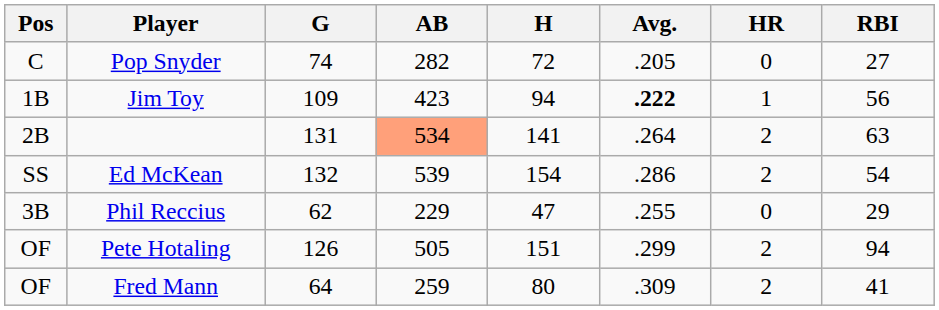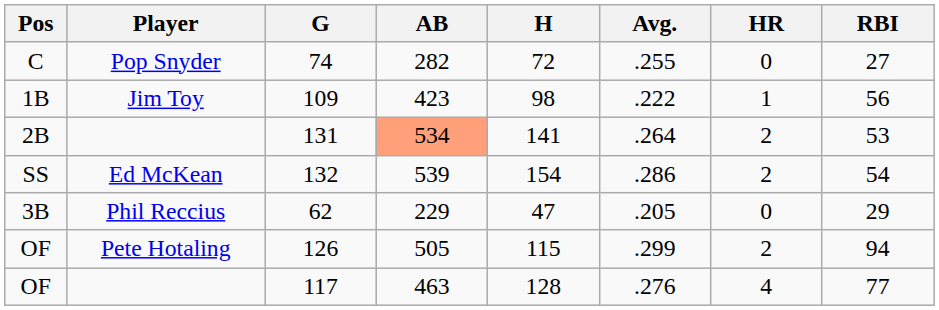(655, 60) .205 -> (655, 60) .255
(543, 98) 94 -> (543, 98) 98
(655, 98) bold -> (655, 98) normal
(878, 135) 63 -> (878, 135) 53
(655, 211) .255 -> (655, 211) .205
(543, 248) 151 -> (543, 248) 115
- row: (320, 286)
+ row: (320, 286)
